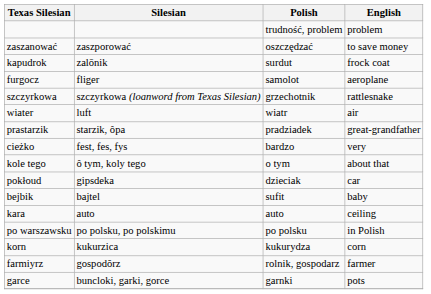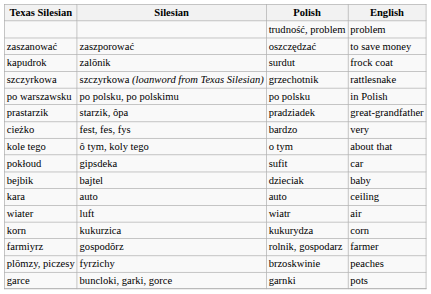- row: (23, 79)
rows swapped: (39, 230) <-> (20, 113)
(283, 180) dzieciak -> (278, 163) sufit
(275, 197) sufit -> (286, 180) dzieciak
+ row: (41, 264)
